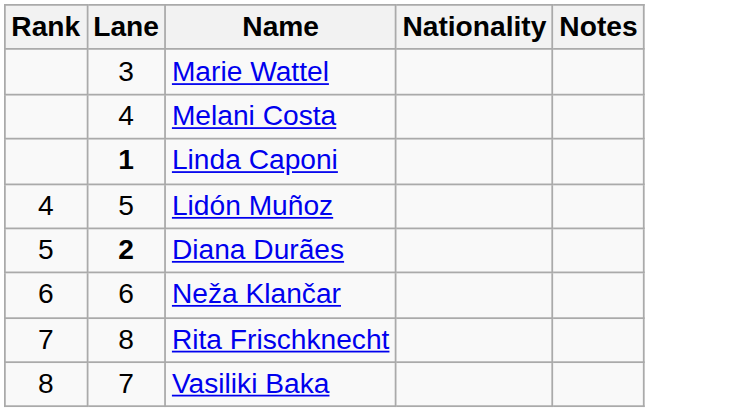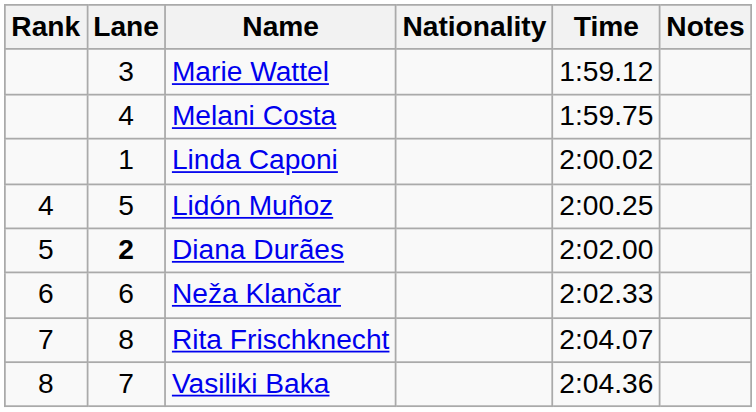+ column: (606, 26)
(126, 160) bold -> (126, 160) normal
